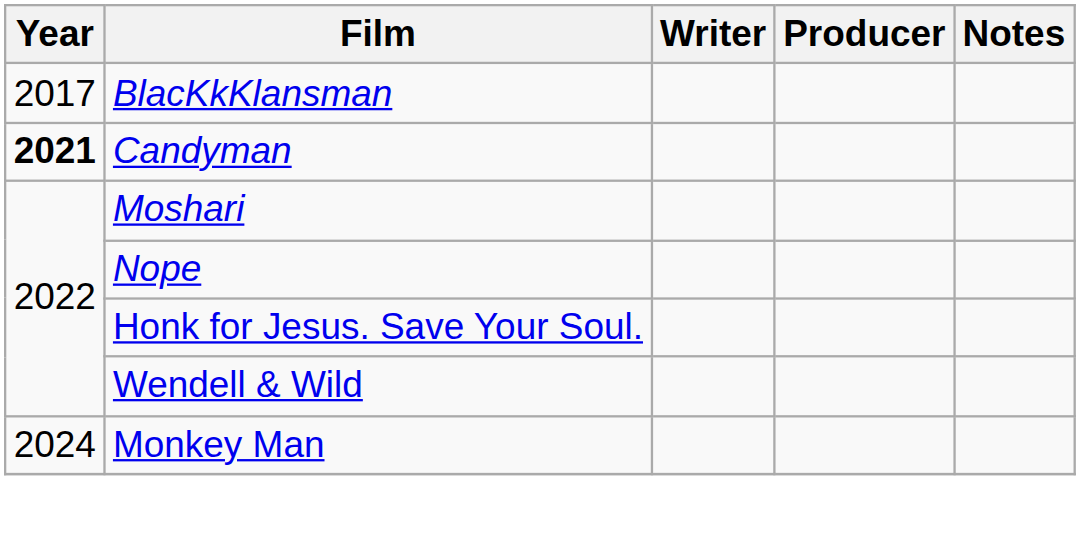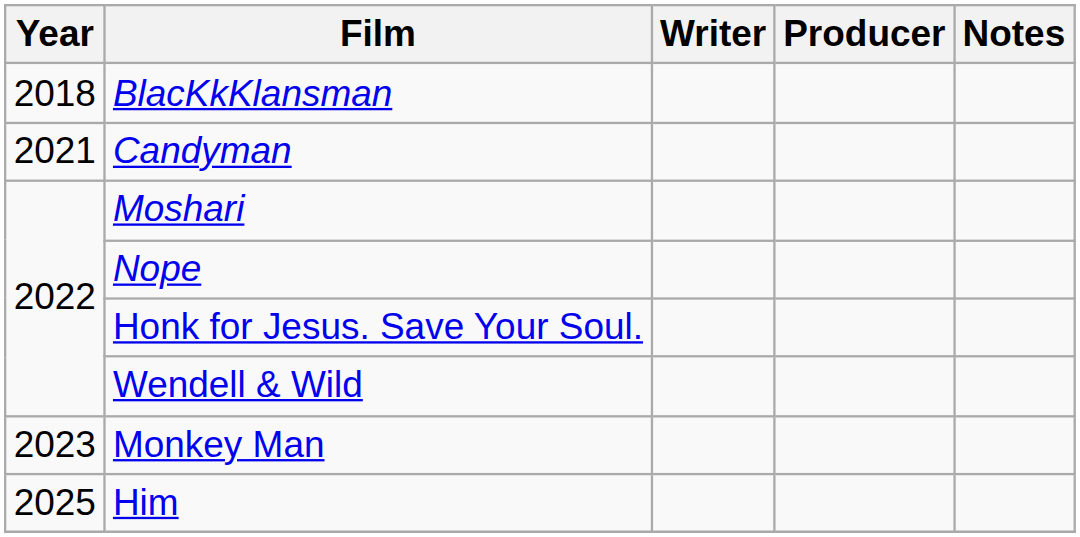(55, 92) 2017 -> (55, 92) 2018
(55, 151) bold -> (55, 151) normal
(55, 444) 2024 -> (55, 444) 2023
+ row: (146, 502)
